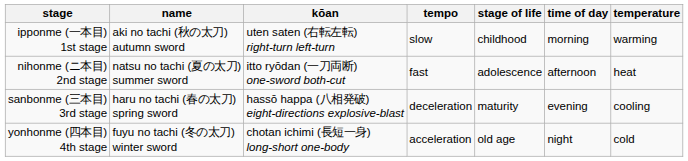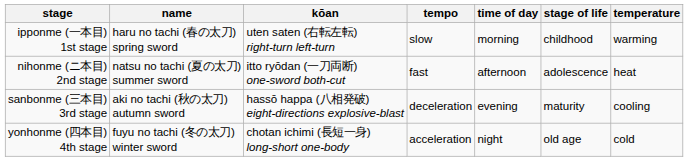columns swapped: (510, 13) <-> (578, 13)
(170, 39) aki no tachi (秋の太刀) autumn sword -> (174, 39) haru no tachi (春の太刀) spring sword
(174, 106) haru no tachi (春の太刀) spring sword -> (170, 106) aki no tachi (秋の太刀) autumn sword
